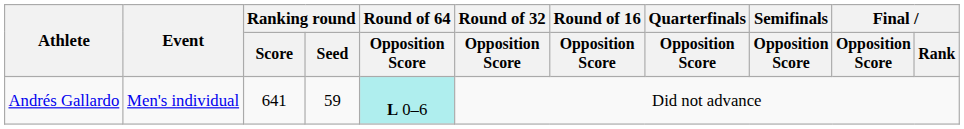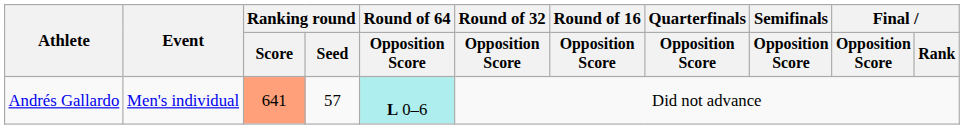(274, 100) no background -> (274, 100) lightsalmon background
(332, 100) 59 -> (332, 100) 57
